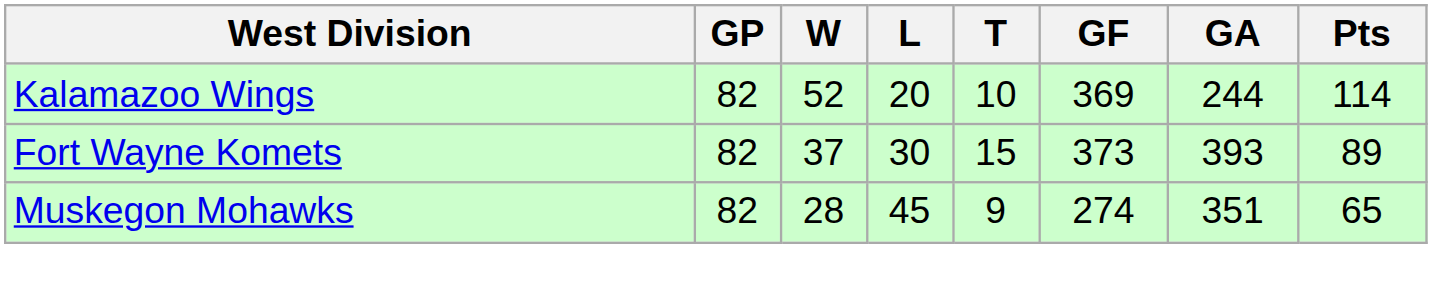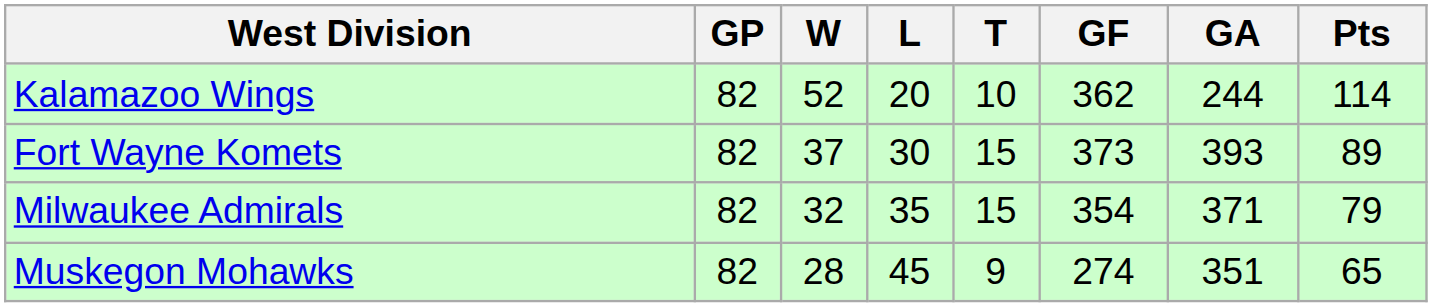(1103, 93) 369 -> (1103, 93) 362
+ row: (178, 211)
